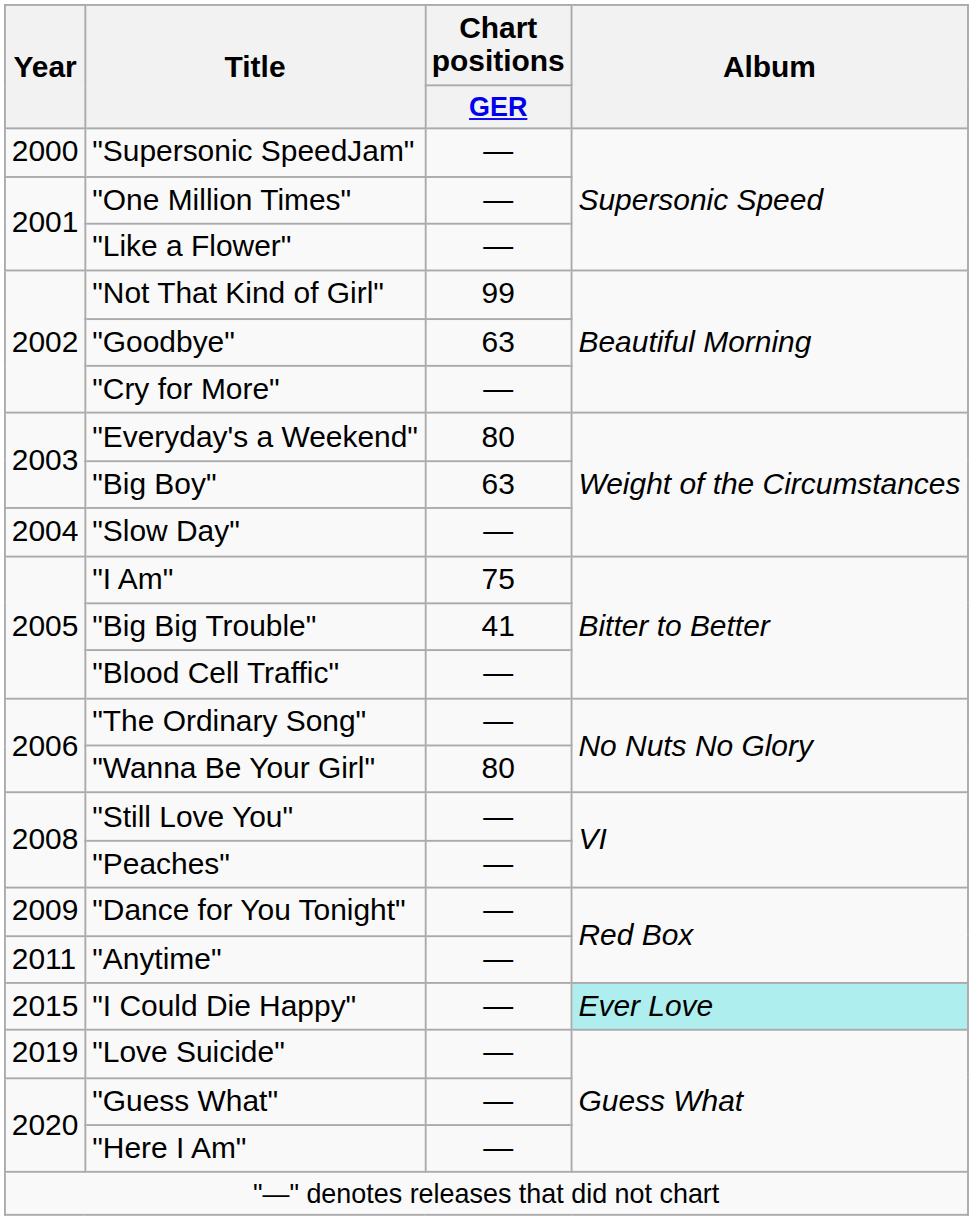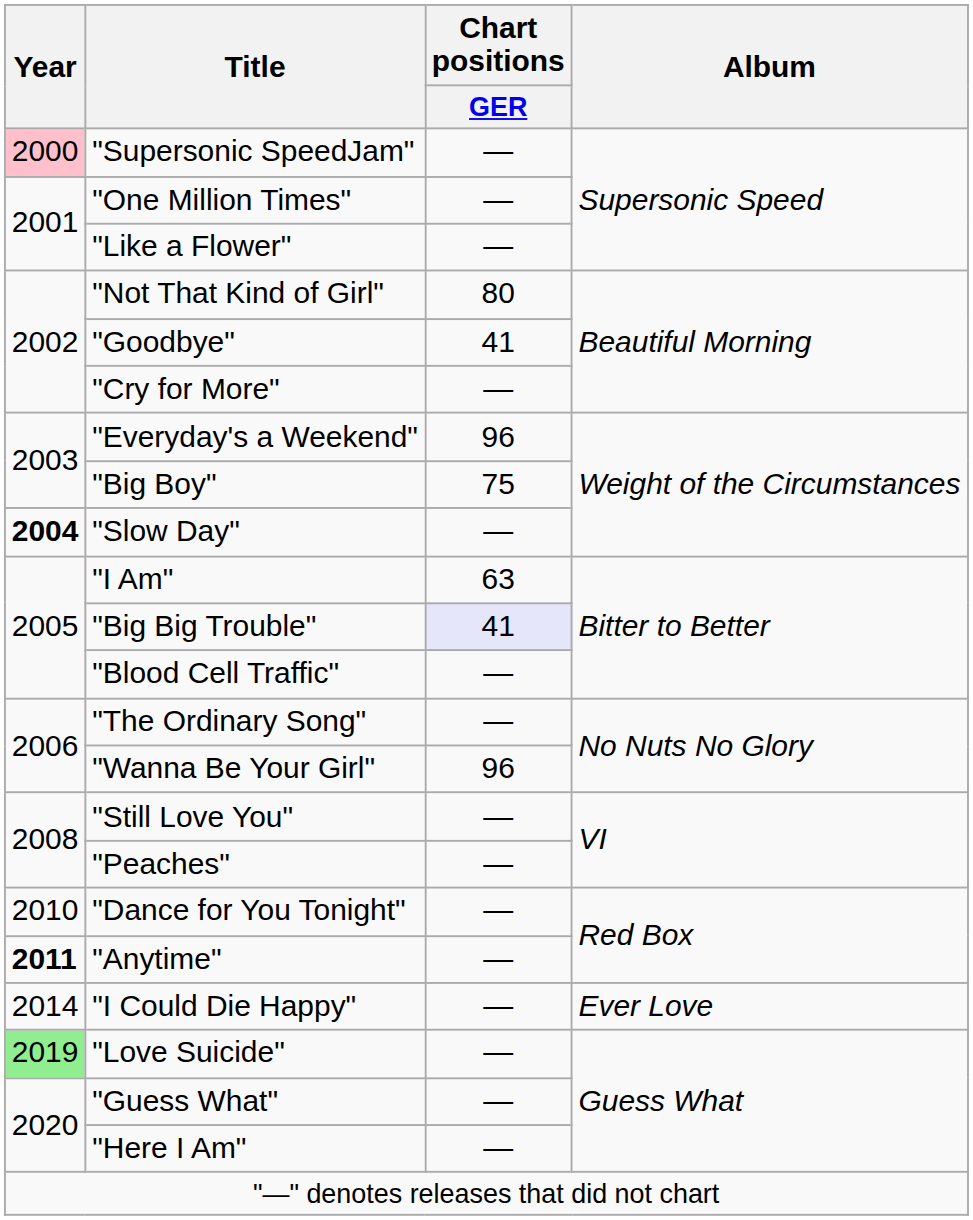(45, 151) no background -> (45, 151) pink background
(498, 294) 99 -> (498, 294) 80
(498, 341) 63 -> (498, 341) 41
(498, 436) 80 -> (498, 436) 96
(498, 484) 63 -> (498, 484) 75
(45, 531) normal -> (45, 531) bold
(498, 578) 75 -> (498, 578) 63
(498, 626) no background -> (498, 626) lavender background
(498, 768) 80 -> (498, 768) 96
(45, 911) 2009 -> (45, 911) 2010
(44, 958) normal -> (44, 958) bold
(45, 1006) 2015 -> (45, 1006) 2014
(646, 1006) paleturquoise background -> (646, 1006) no background
(45, 1053) no background -> (45, 1053) lightgreen background
